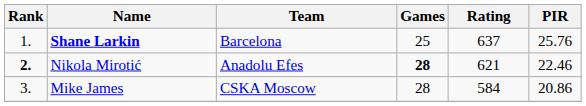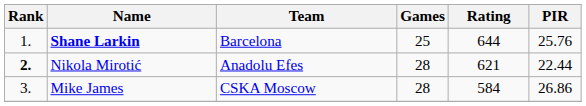(489, 40) 637 -> (489, 40) 644
(423, 64) bold -> (423, 64) normal
(555, 64) 22.46 -> (555, 64) 22.44
(555, 88) 20.86 -> (555, 88) 26.86
